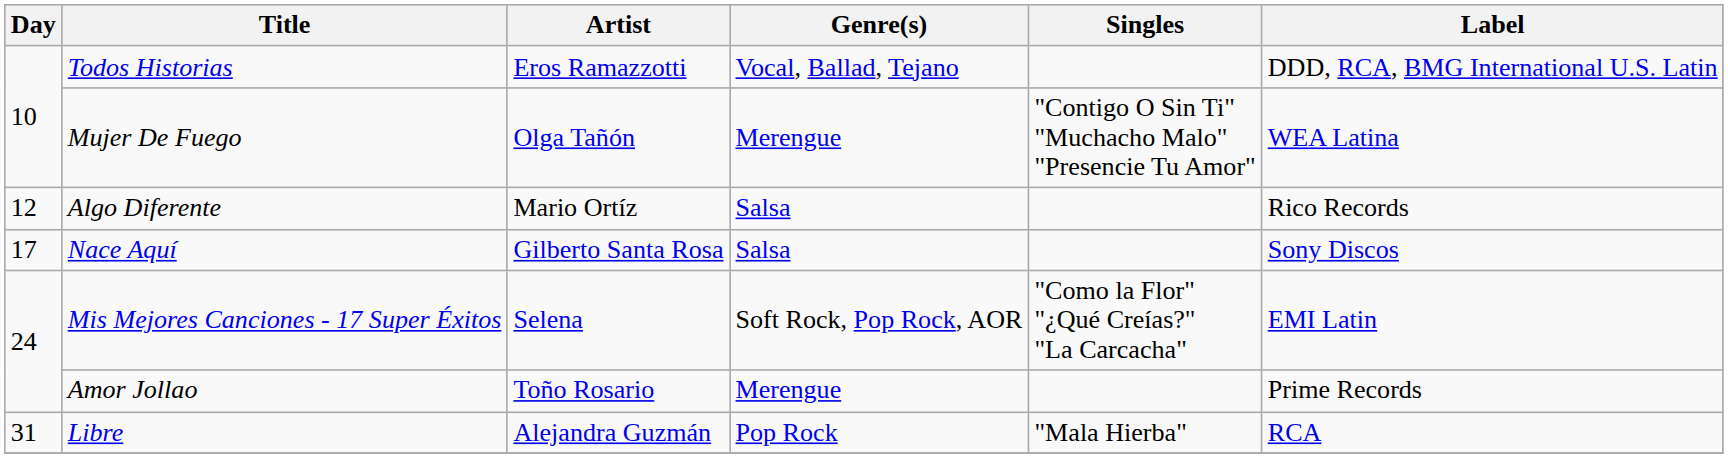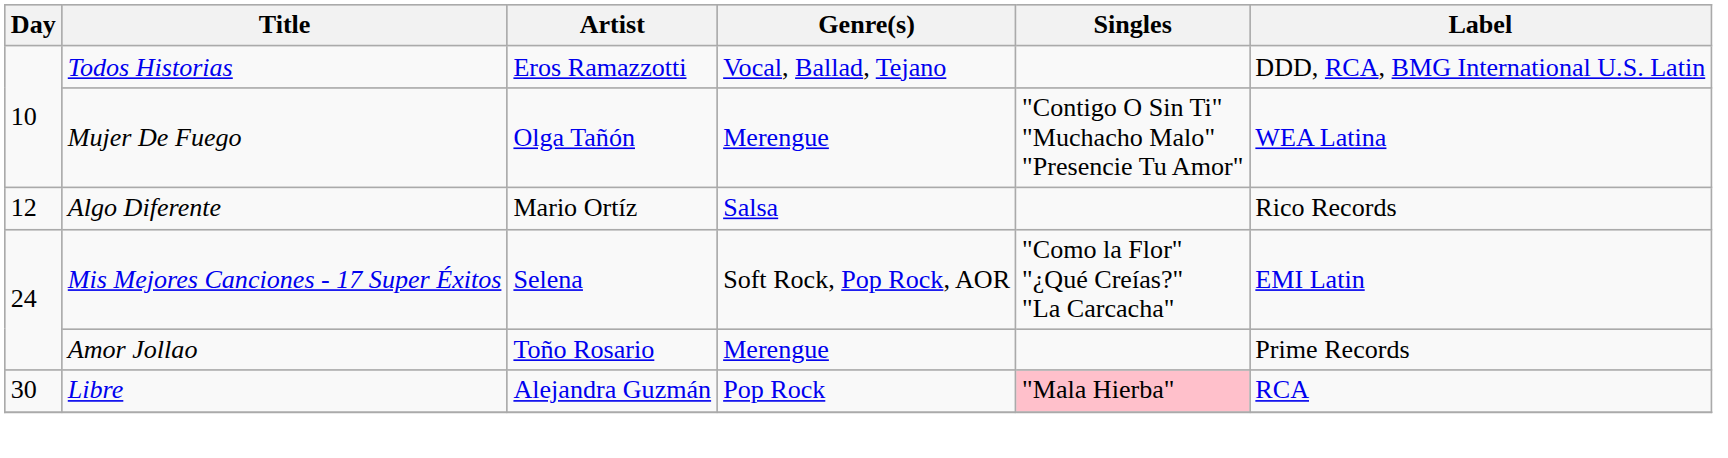- row: (122, 249)
(24, 432) 31 -> (24, 390) 30
(1111, 432) no background -> (1098, 390) pink background
